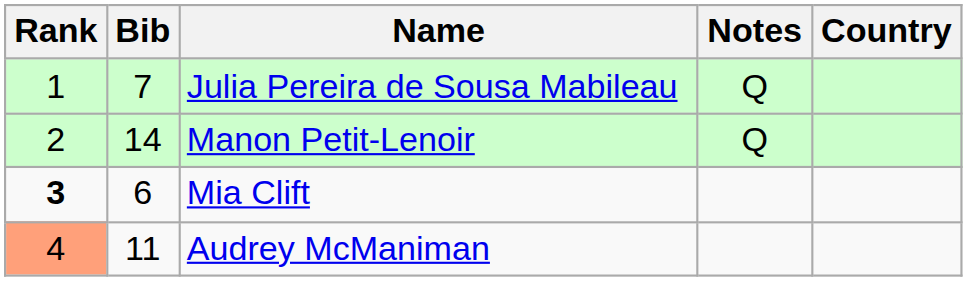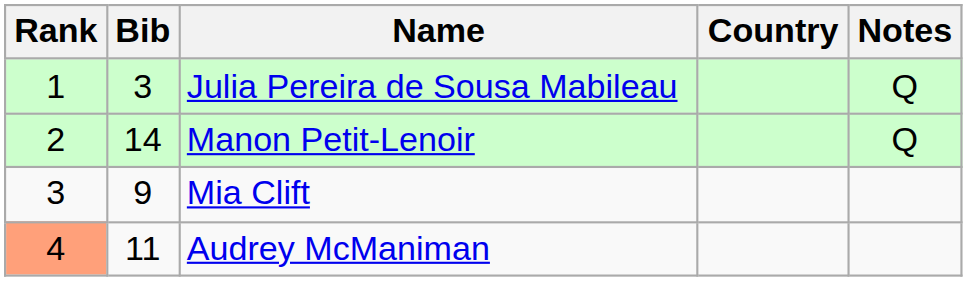columns swapped: (886, 31) <-> (755, 31)
(143, 85) 7 -> (143, 85) 3
(56, 193) bold -> (56, 193) normal
(143, 193) 6 -> (143, 193) 9
